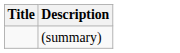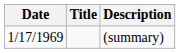+ column: (36, 15)
